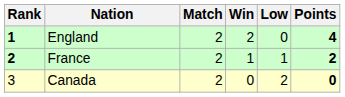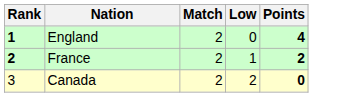- column: (242, 15)
